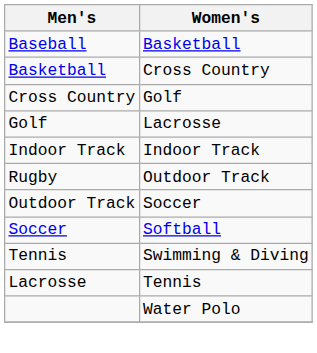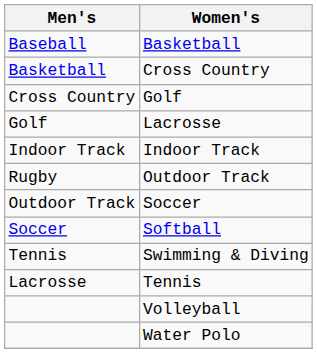+ row: (192, 309)
